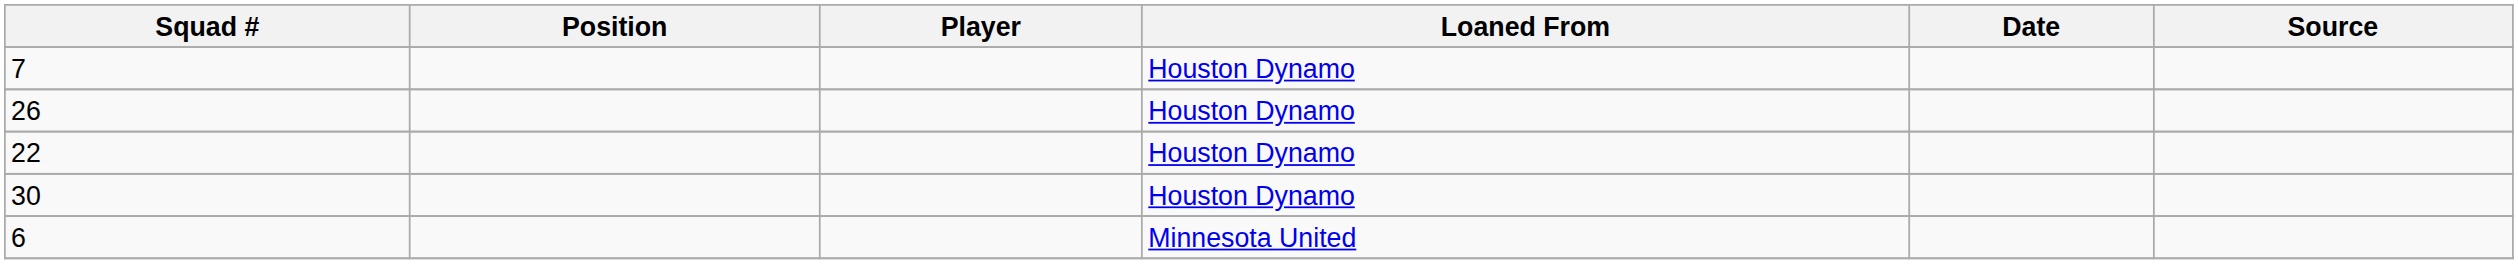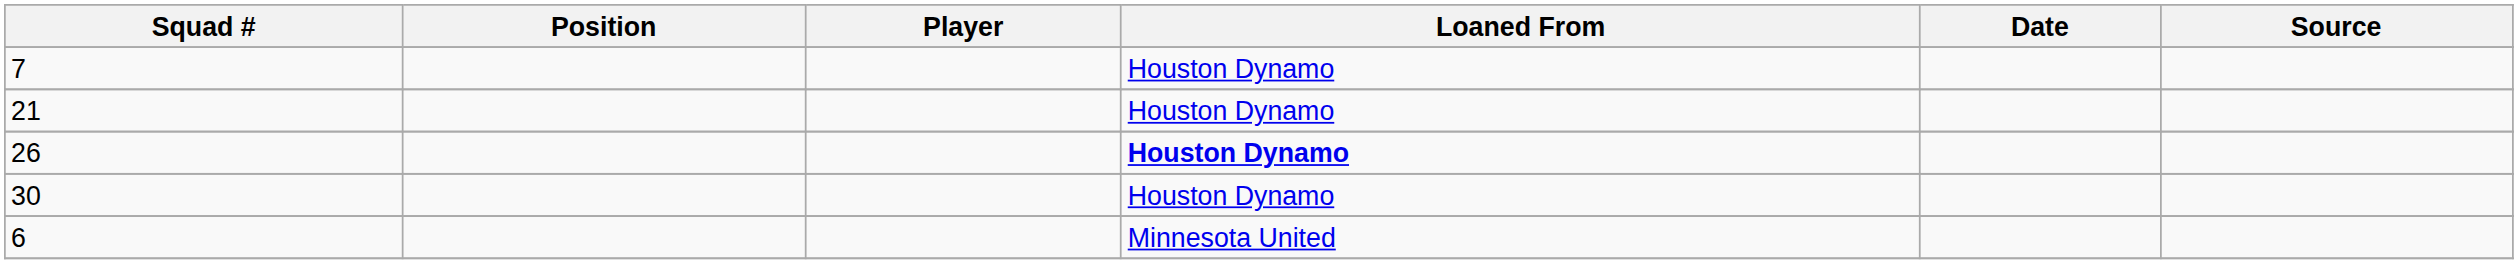+ row: (26, 111)
(1252, 111) normal -> (1238, 153) bold
- row: (26, 153)
